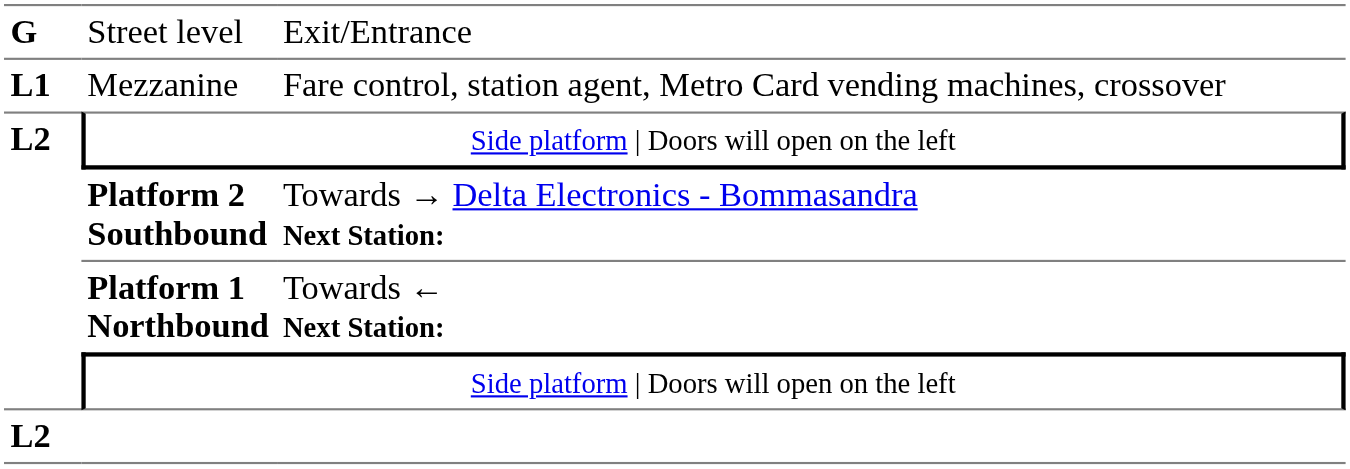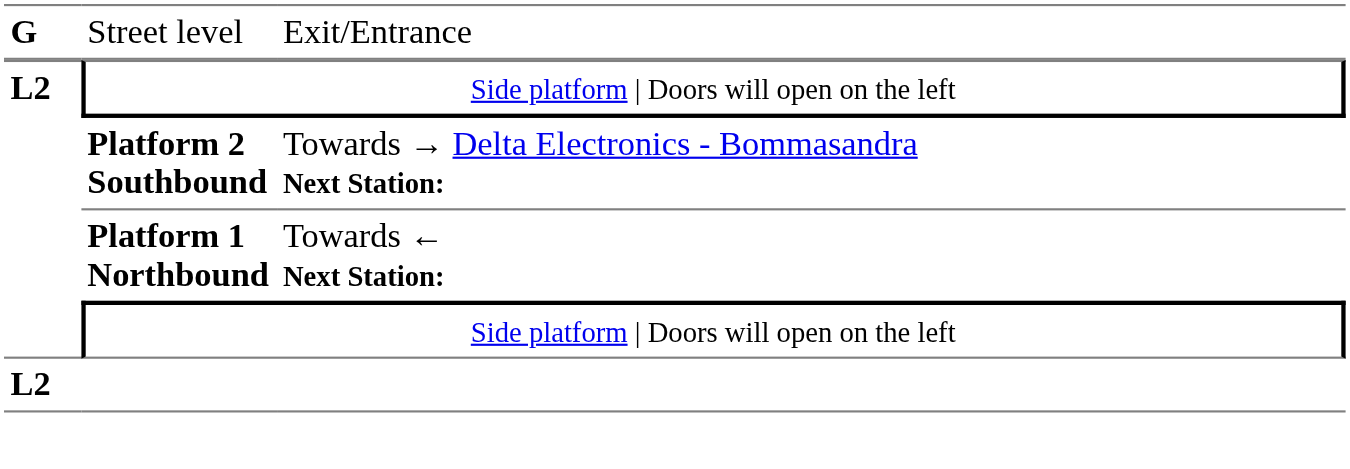- row: (163, 85)
